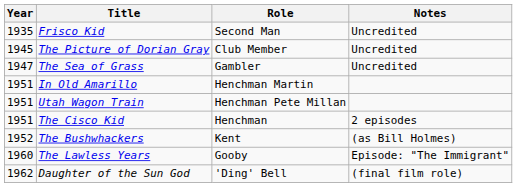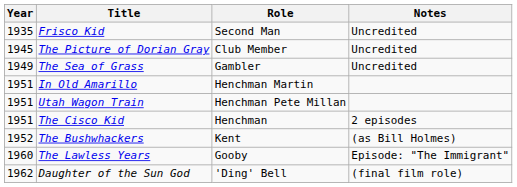(20, 67) 1947 -> (20, 67) 1949
